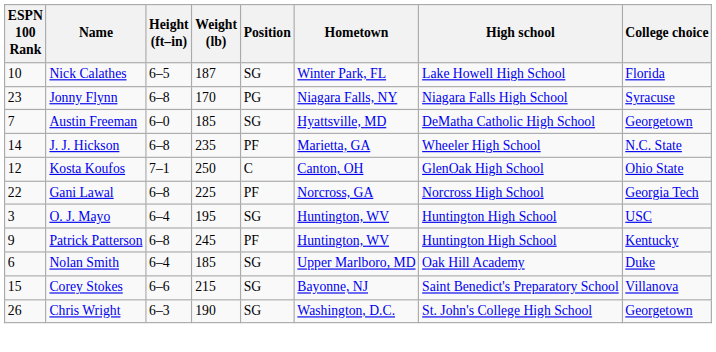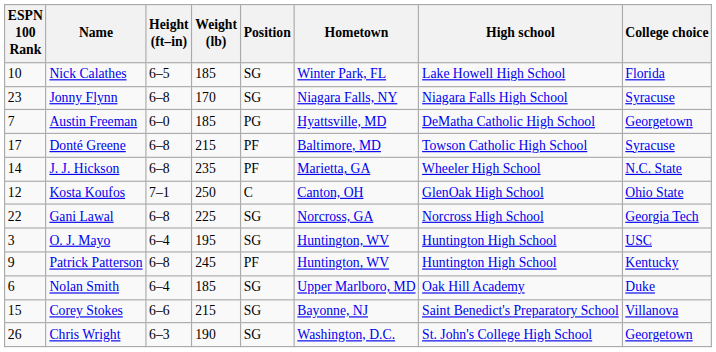(205, 74) 187 -> (205, 74) 185
(252, 97) PG -> (252, 97) SG
(252, 121) SG -> (252, 121) PG
+ row: (88, 145)
(251, 192) PF -> (252, 216) SG
